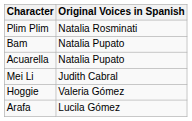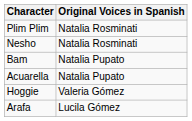+ row: (21, 44)
- row: (20, 76)
